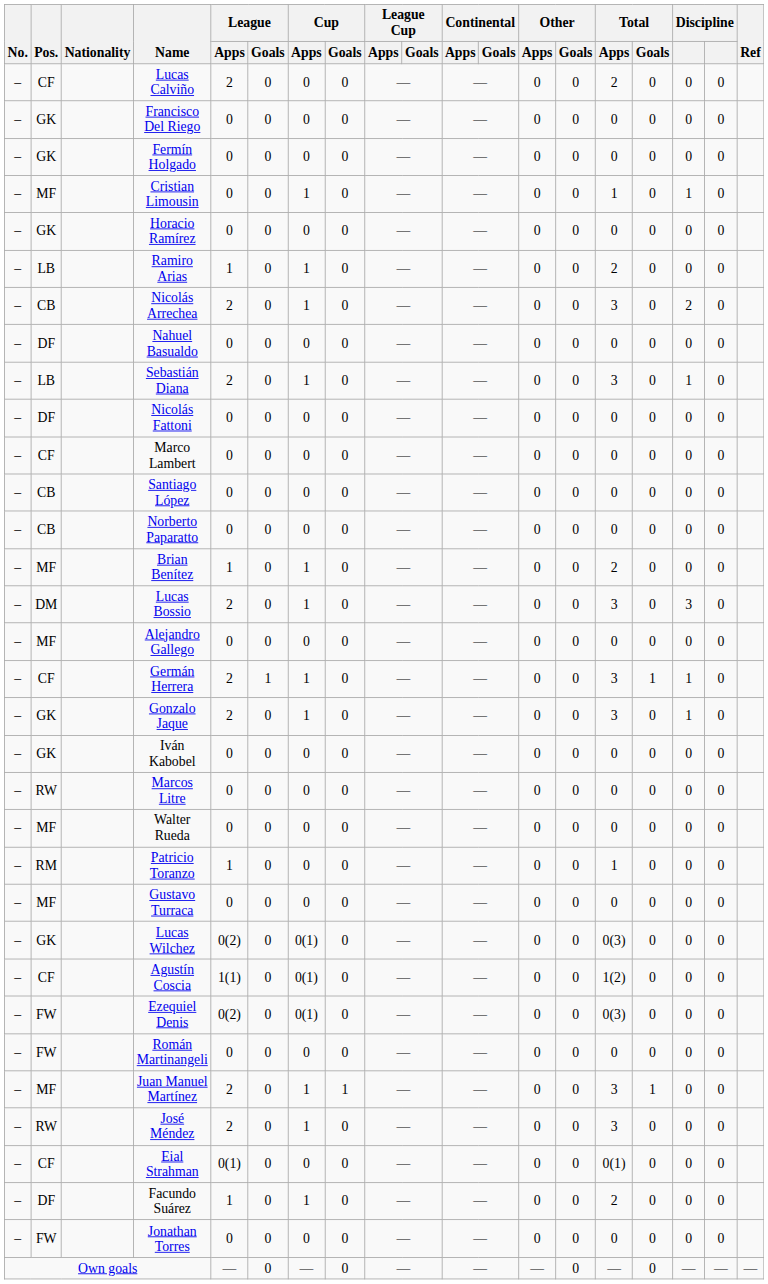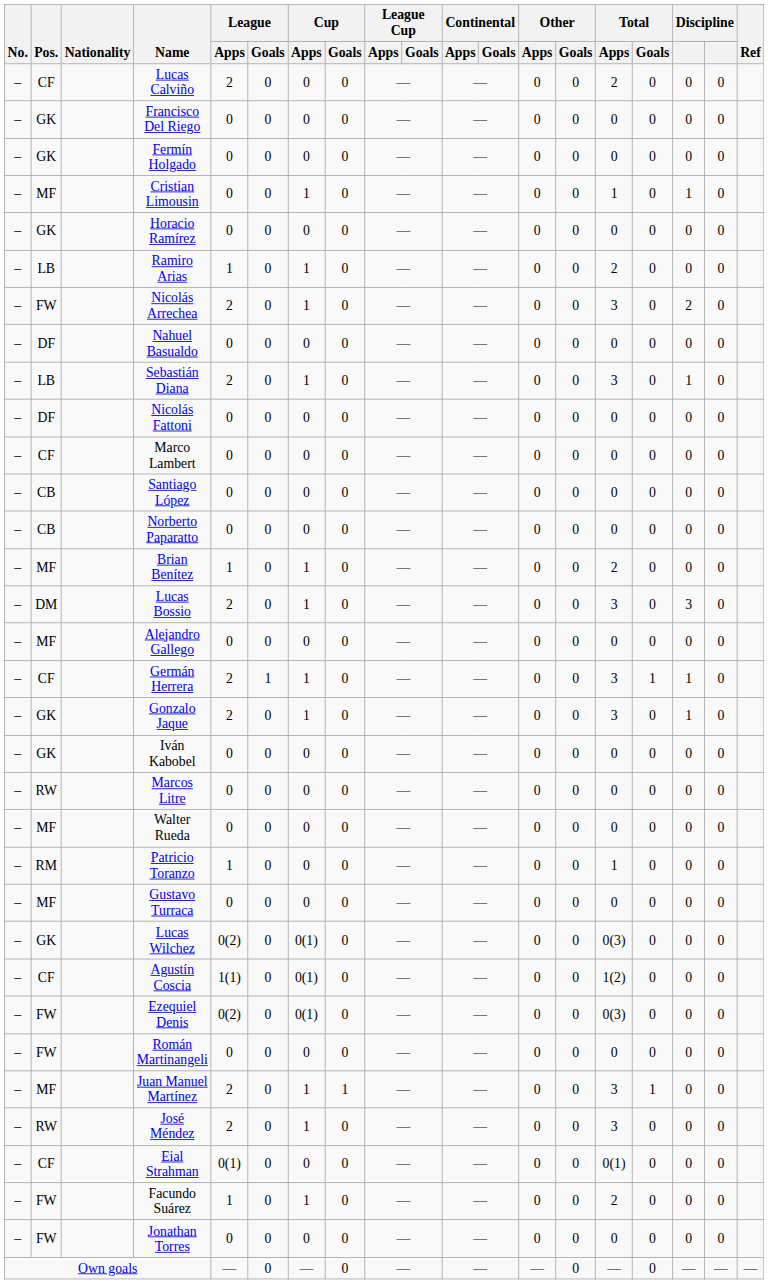(46, 306) CB -> (46, 306) FW
(46, 1201) DF -> (46, 1201) FW
